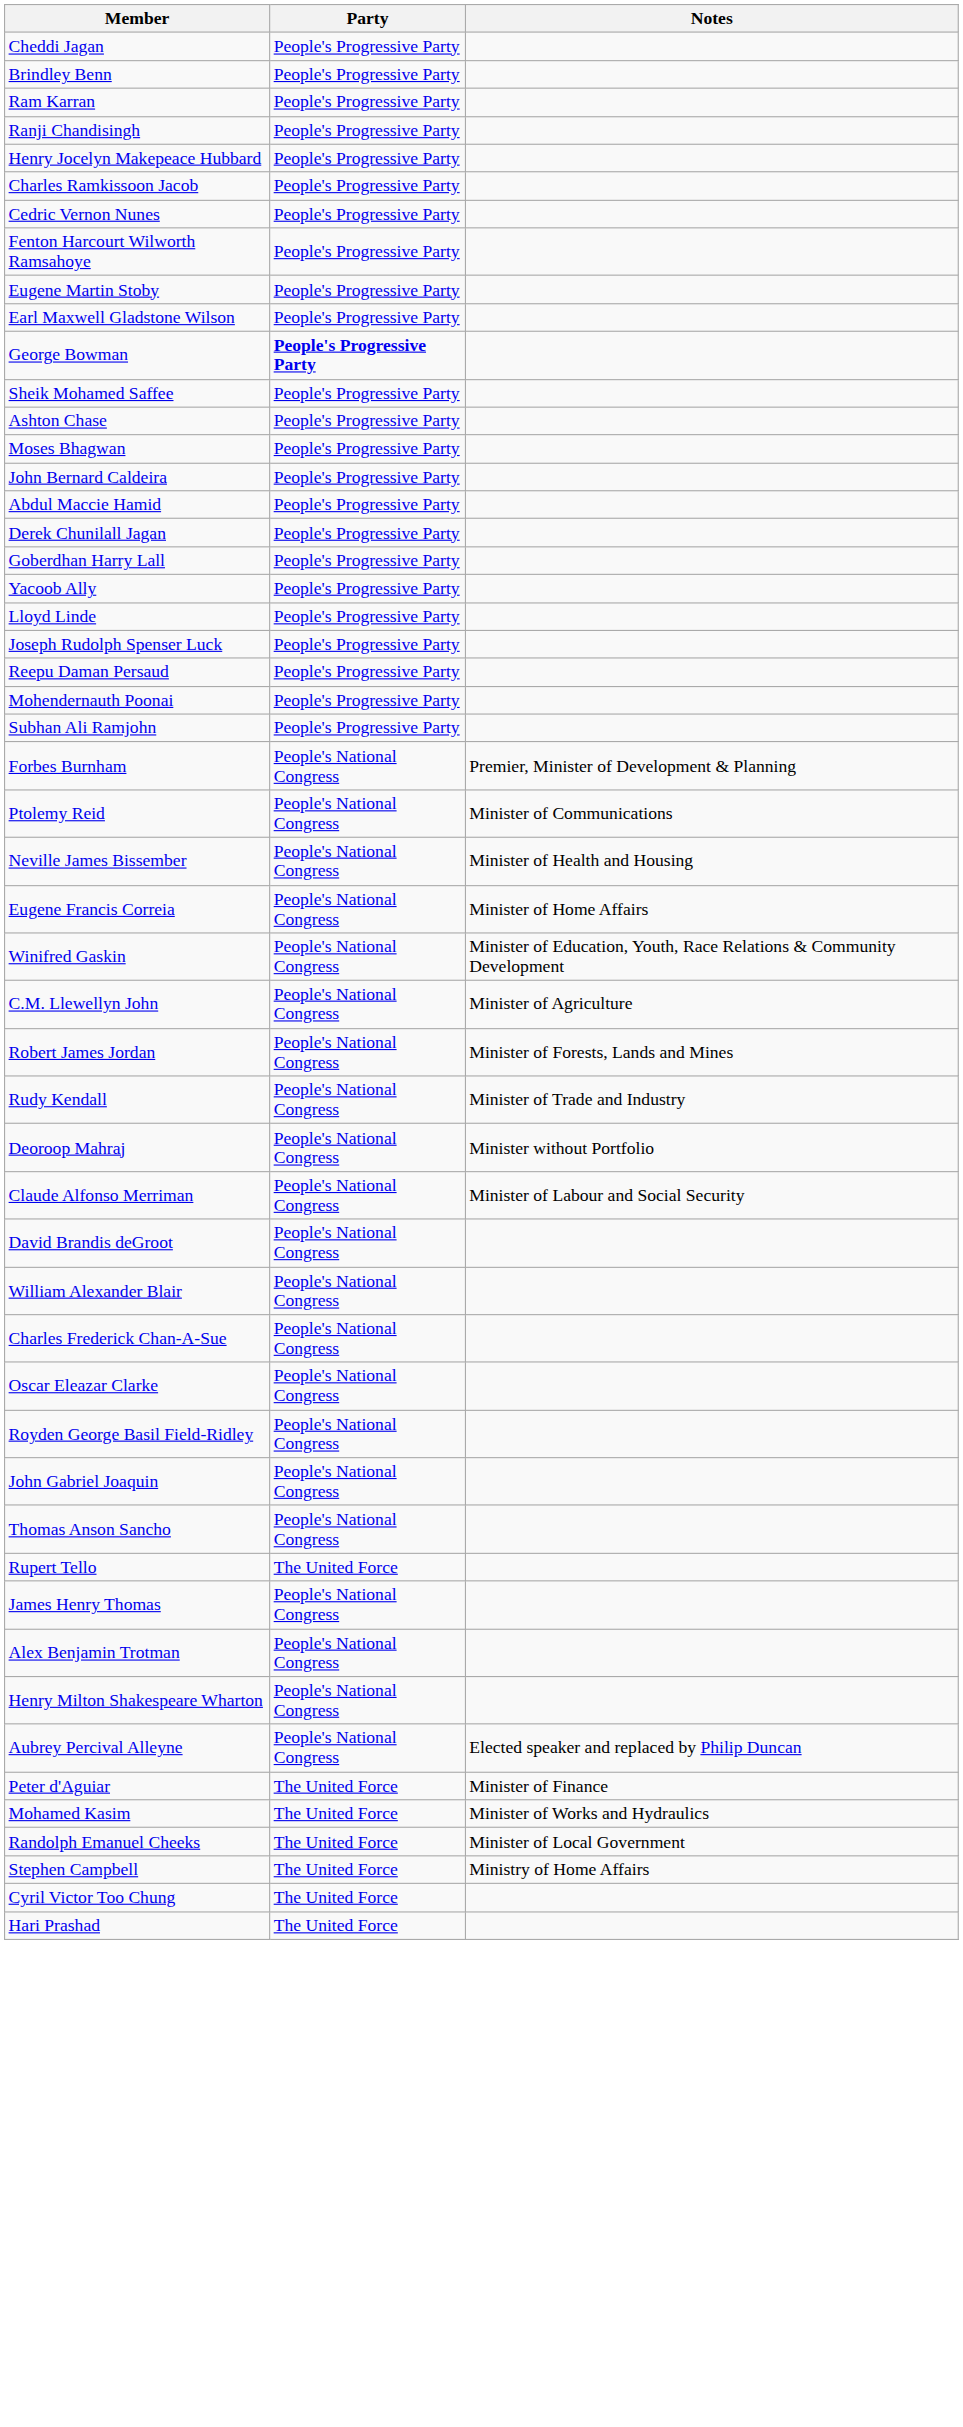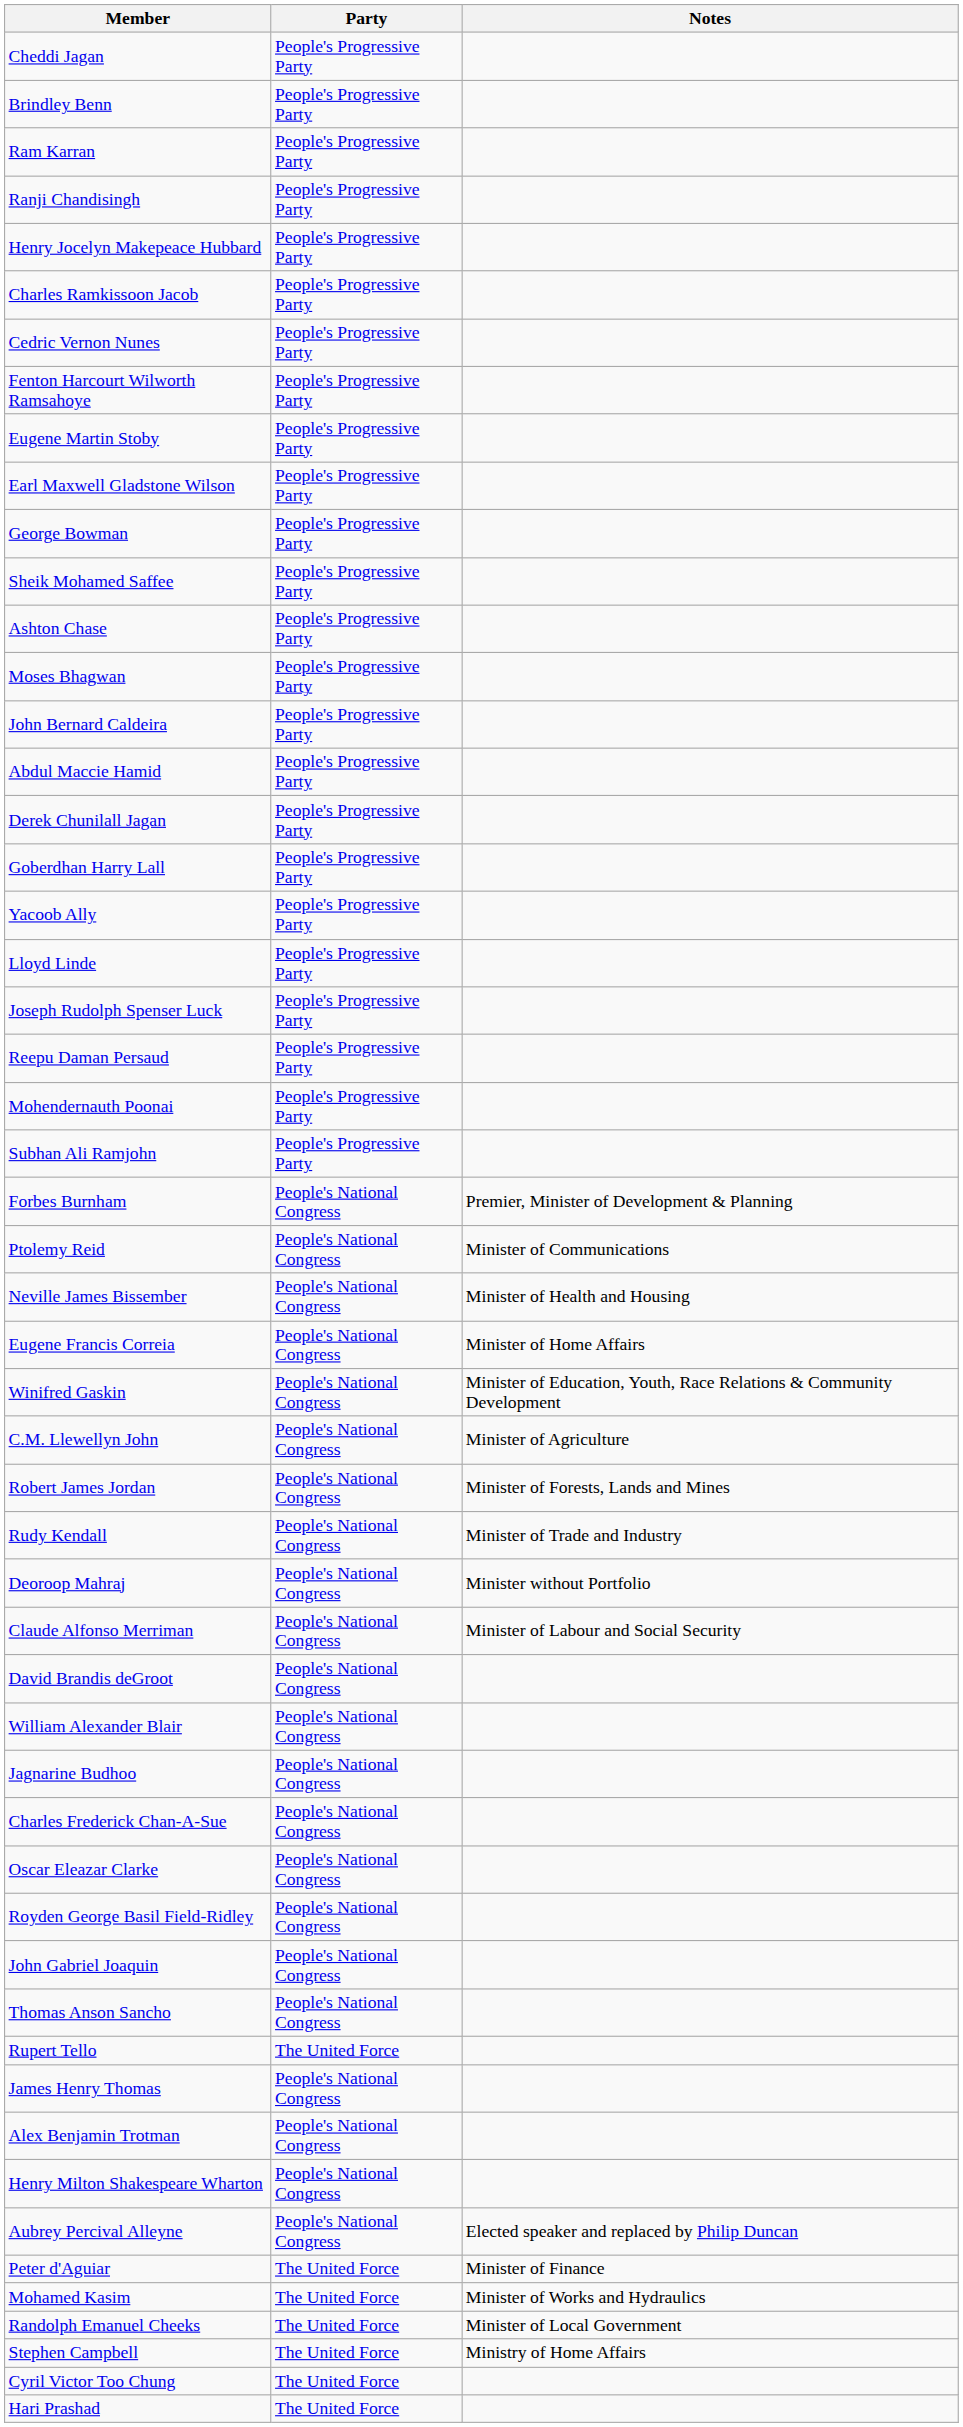(350, 355) bold -> (347, 533) normal
+ row: (72, 1773)
